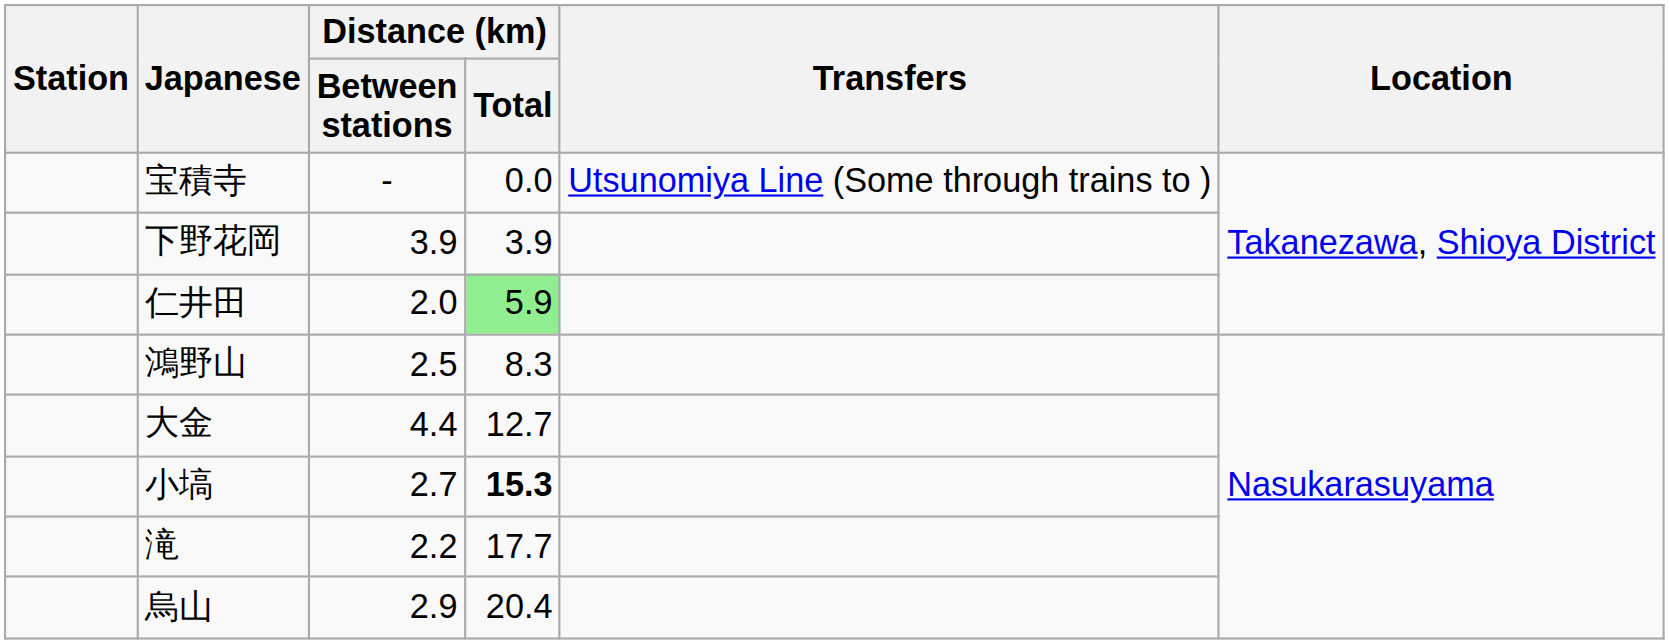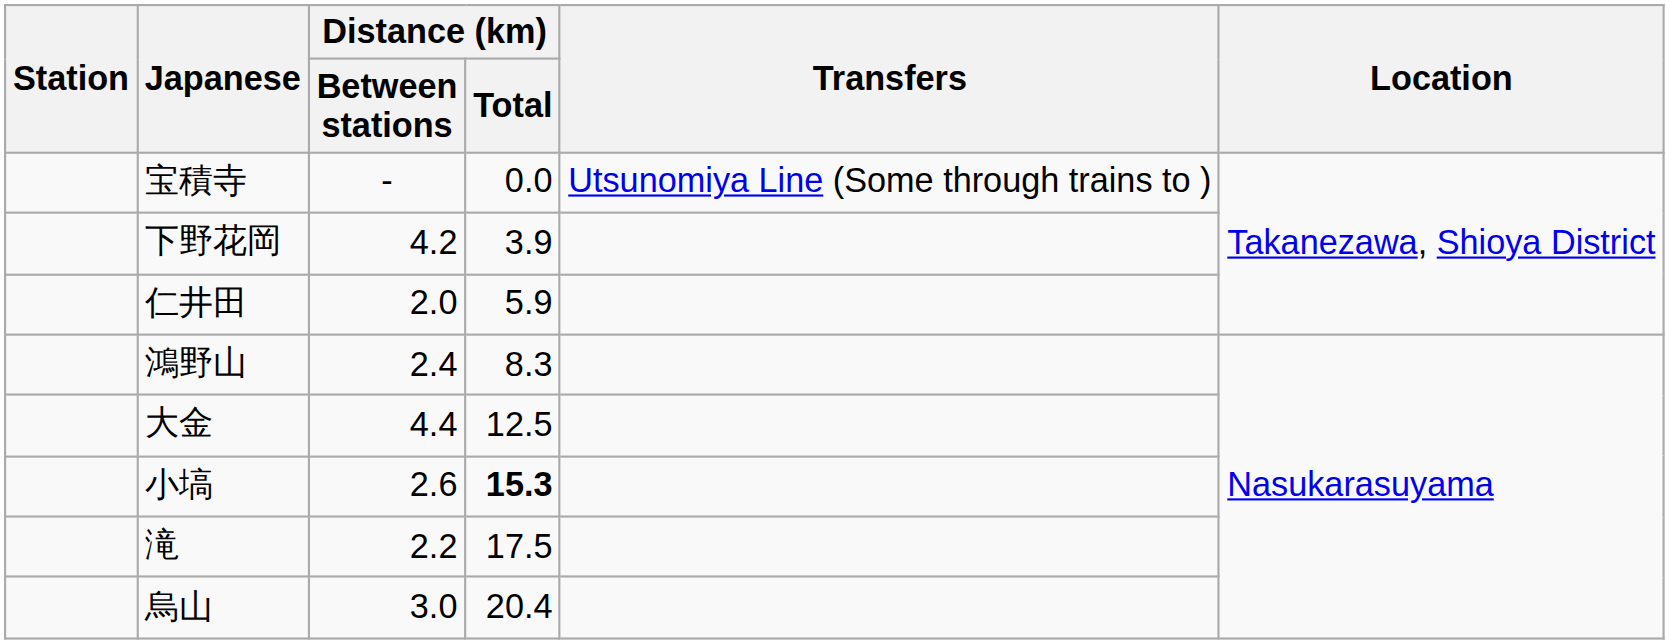(434, 242) 3.9 -> (434, 242) 4.2
(529, 303) lightgreen background -> (529, 303) no background
(434, 364) 2.5 -> (434, 364) 2.4
(519, 424) 12.7 -> (519, 424) 12.5
(434, 485) 2.7 -> (434, 485) 2.6
(519, 546) 17.7 -> (519, 546) 17.5
(434, 607) 2.9 -> (434, 607) 3.0
